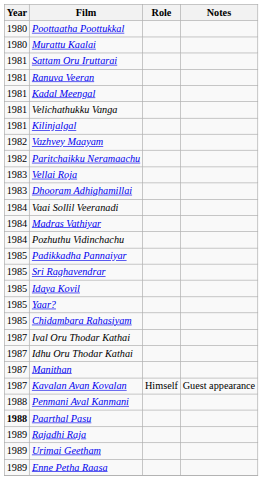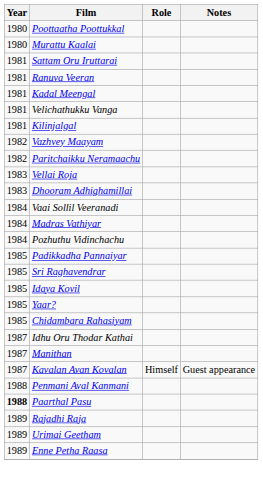- row: (81, 337)
